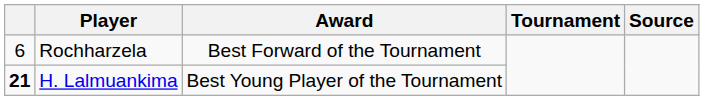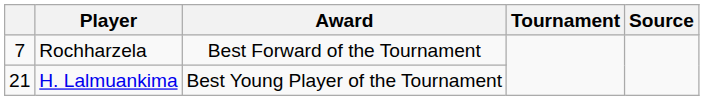(20, 50) 6 -> (20, 50) 7
(20, 81) bold -> (20, 81) normal
